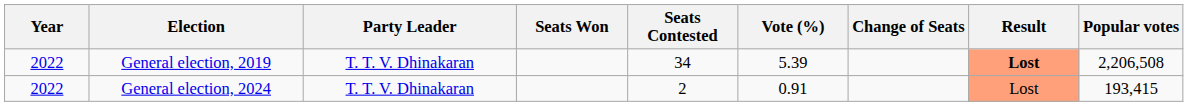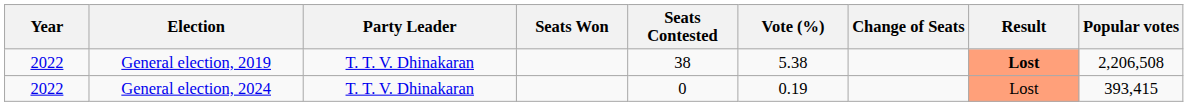(682, 62) 34 -> (682, 62) 38
(793, 62) 5.39 -> (793, 62) 5.38
(682, 88) 2 -> (682, 88) 0
(793, 88) 0.91 -> (793, 88) 0.19
(1131, 88) 193,415 -> (1131, 88) 393,415
